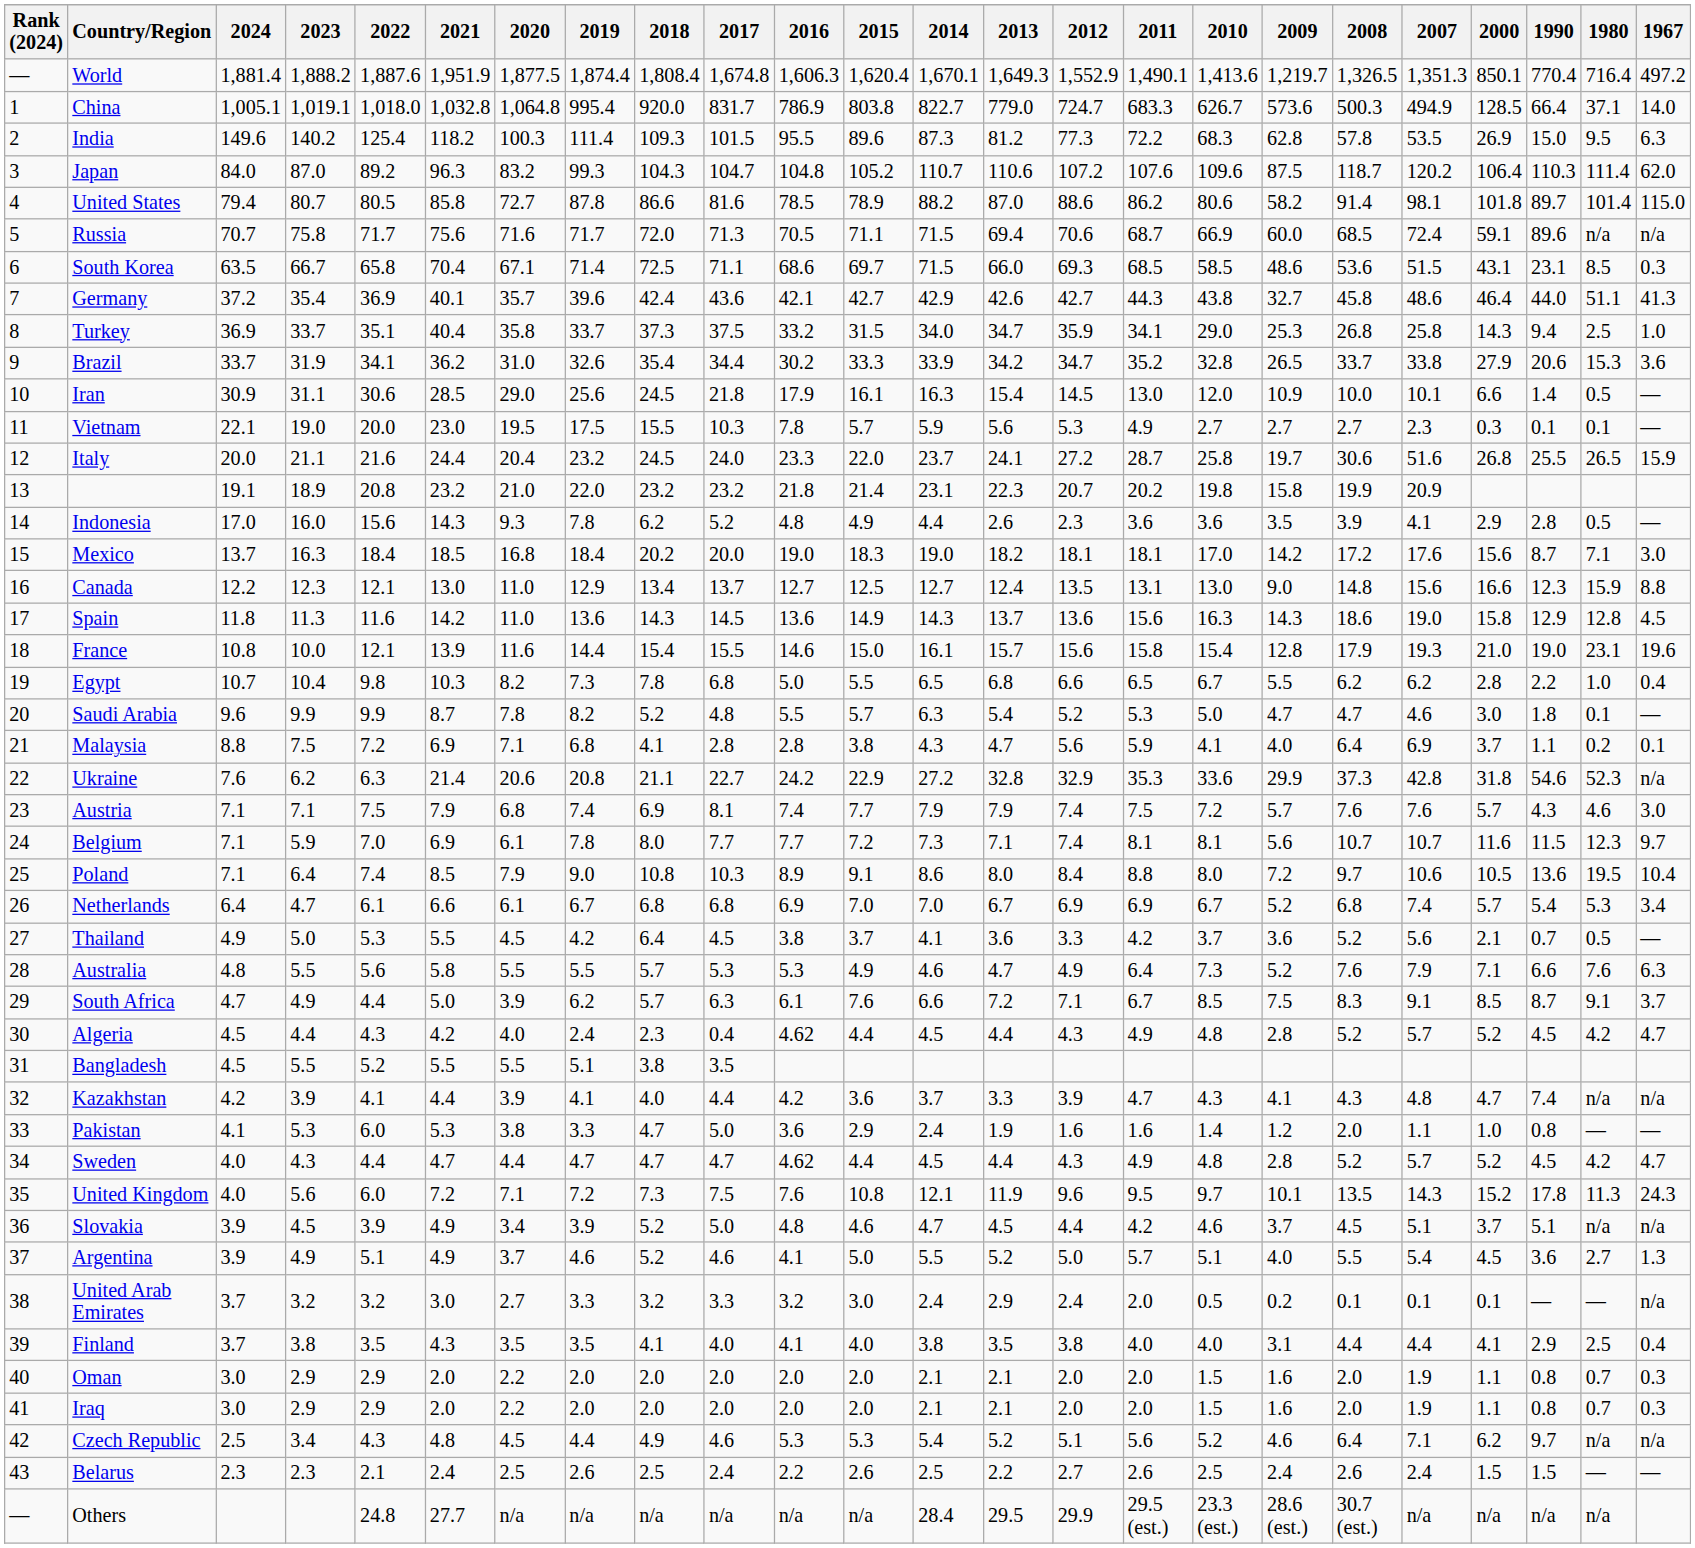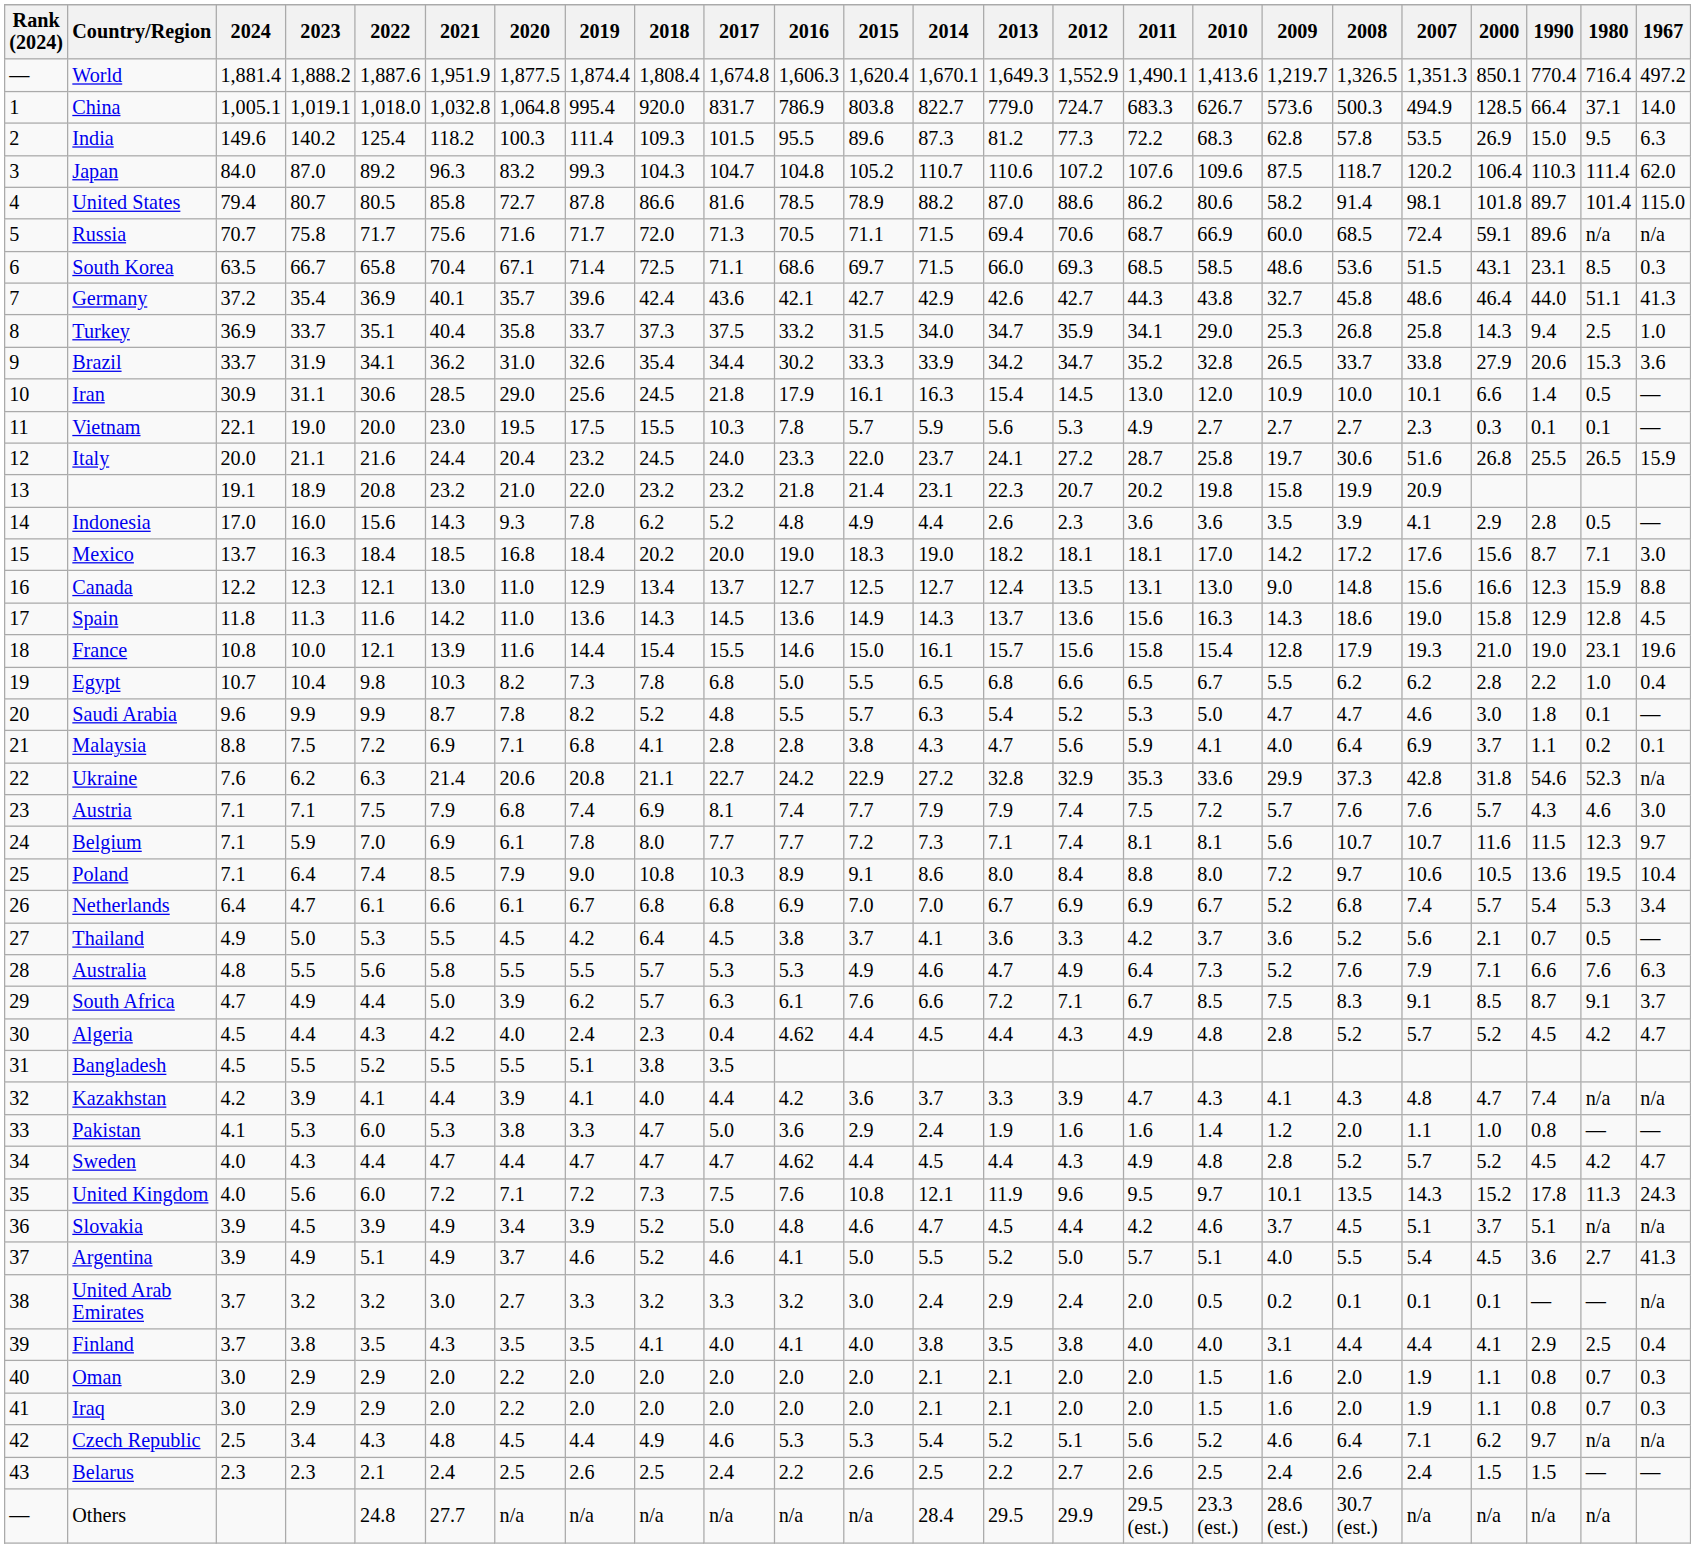(1653, 1258) 1.3 -> (1658, 1258) 41.3
